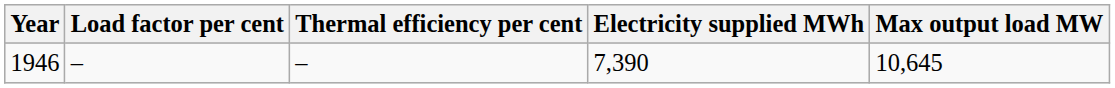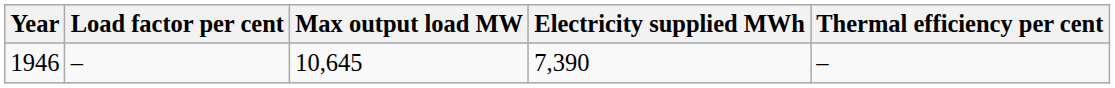columns swapped: (989, 23) <-> (439, 23)
